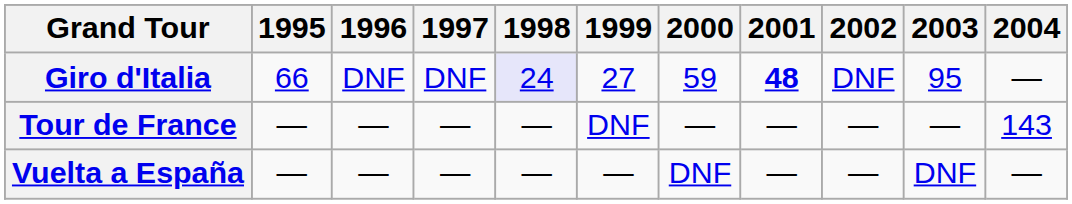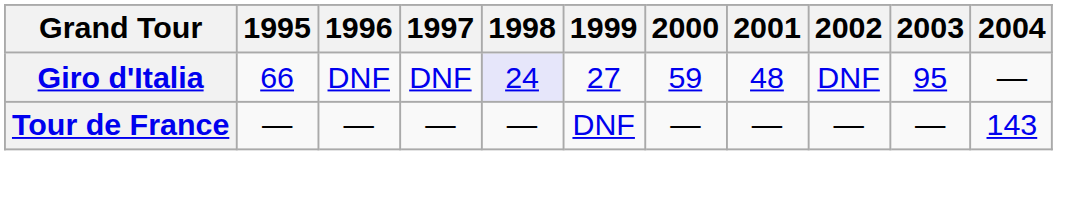(782, 76) bold -> (767, 76) normal
- row: (128, 173)
